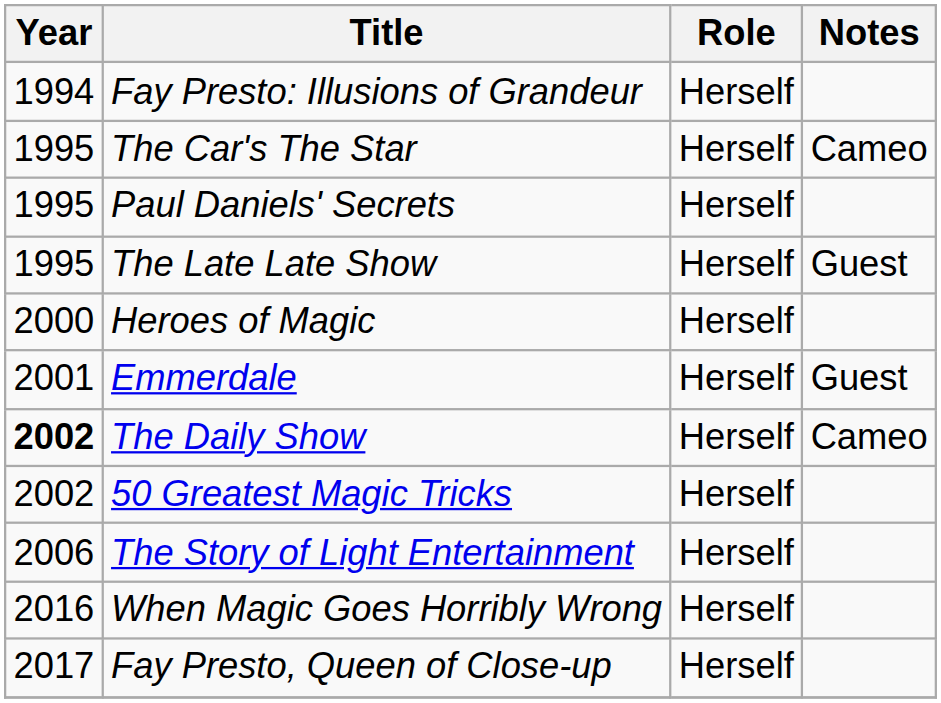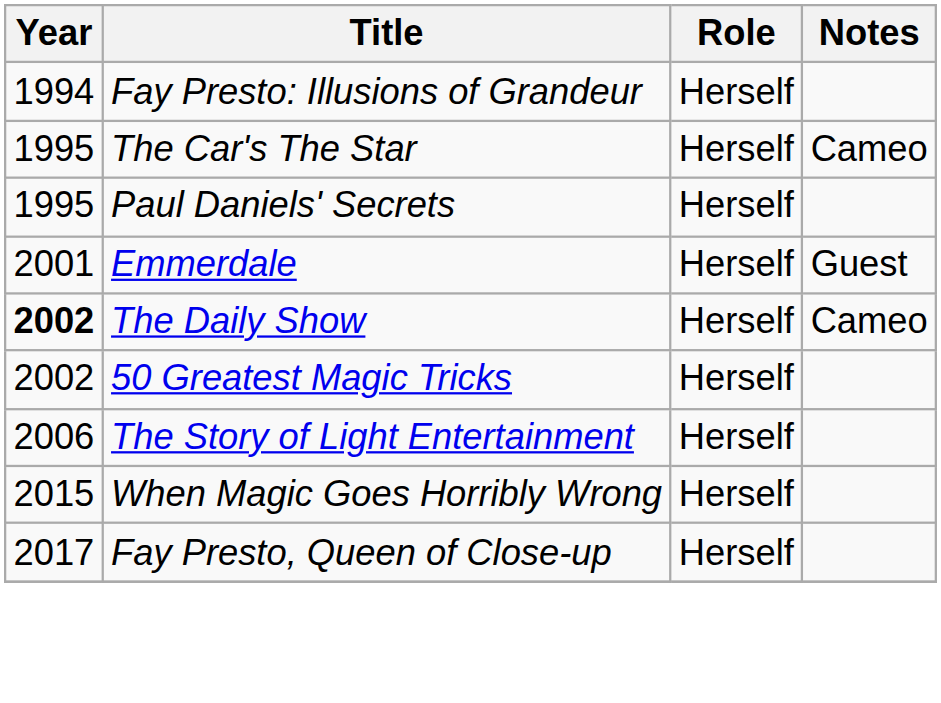- row: (274, 263)
- row: (243, 321)
(54, 609) 2016 -> (54, 494) 2015
